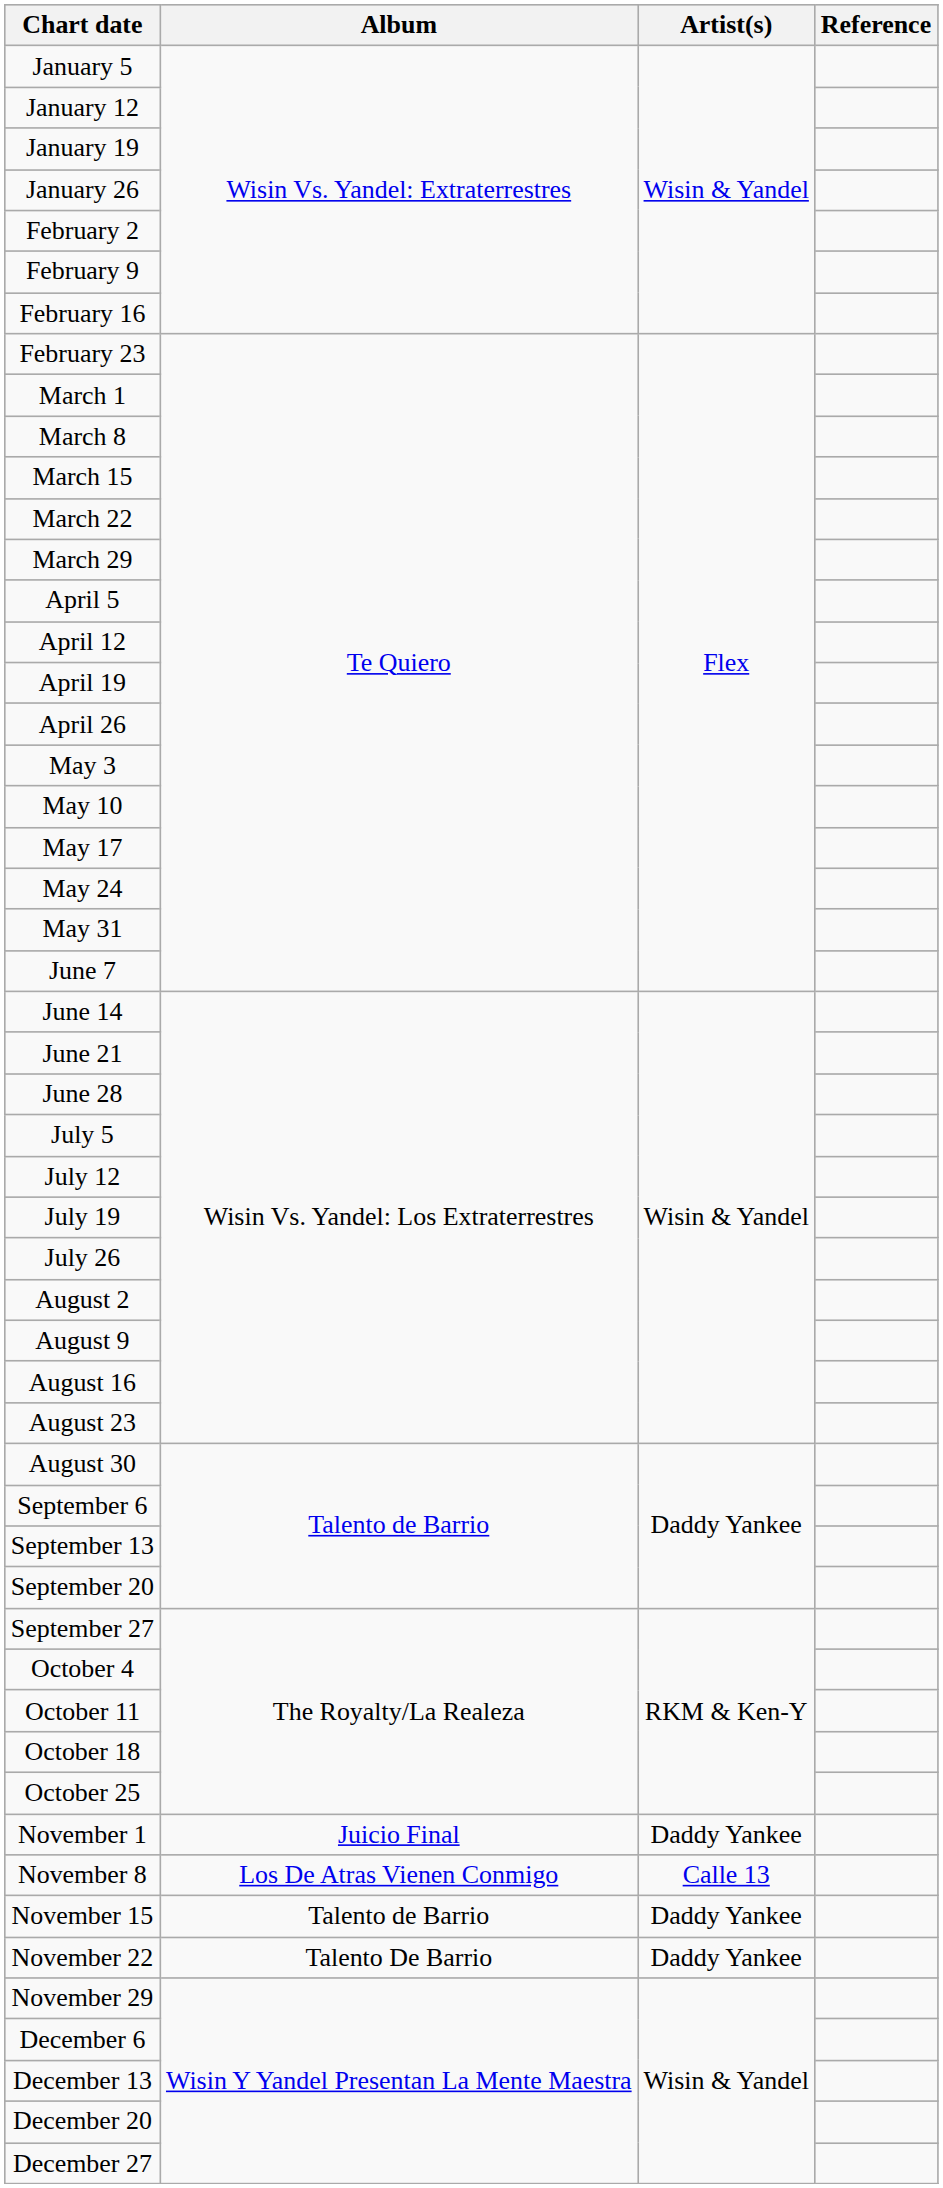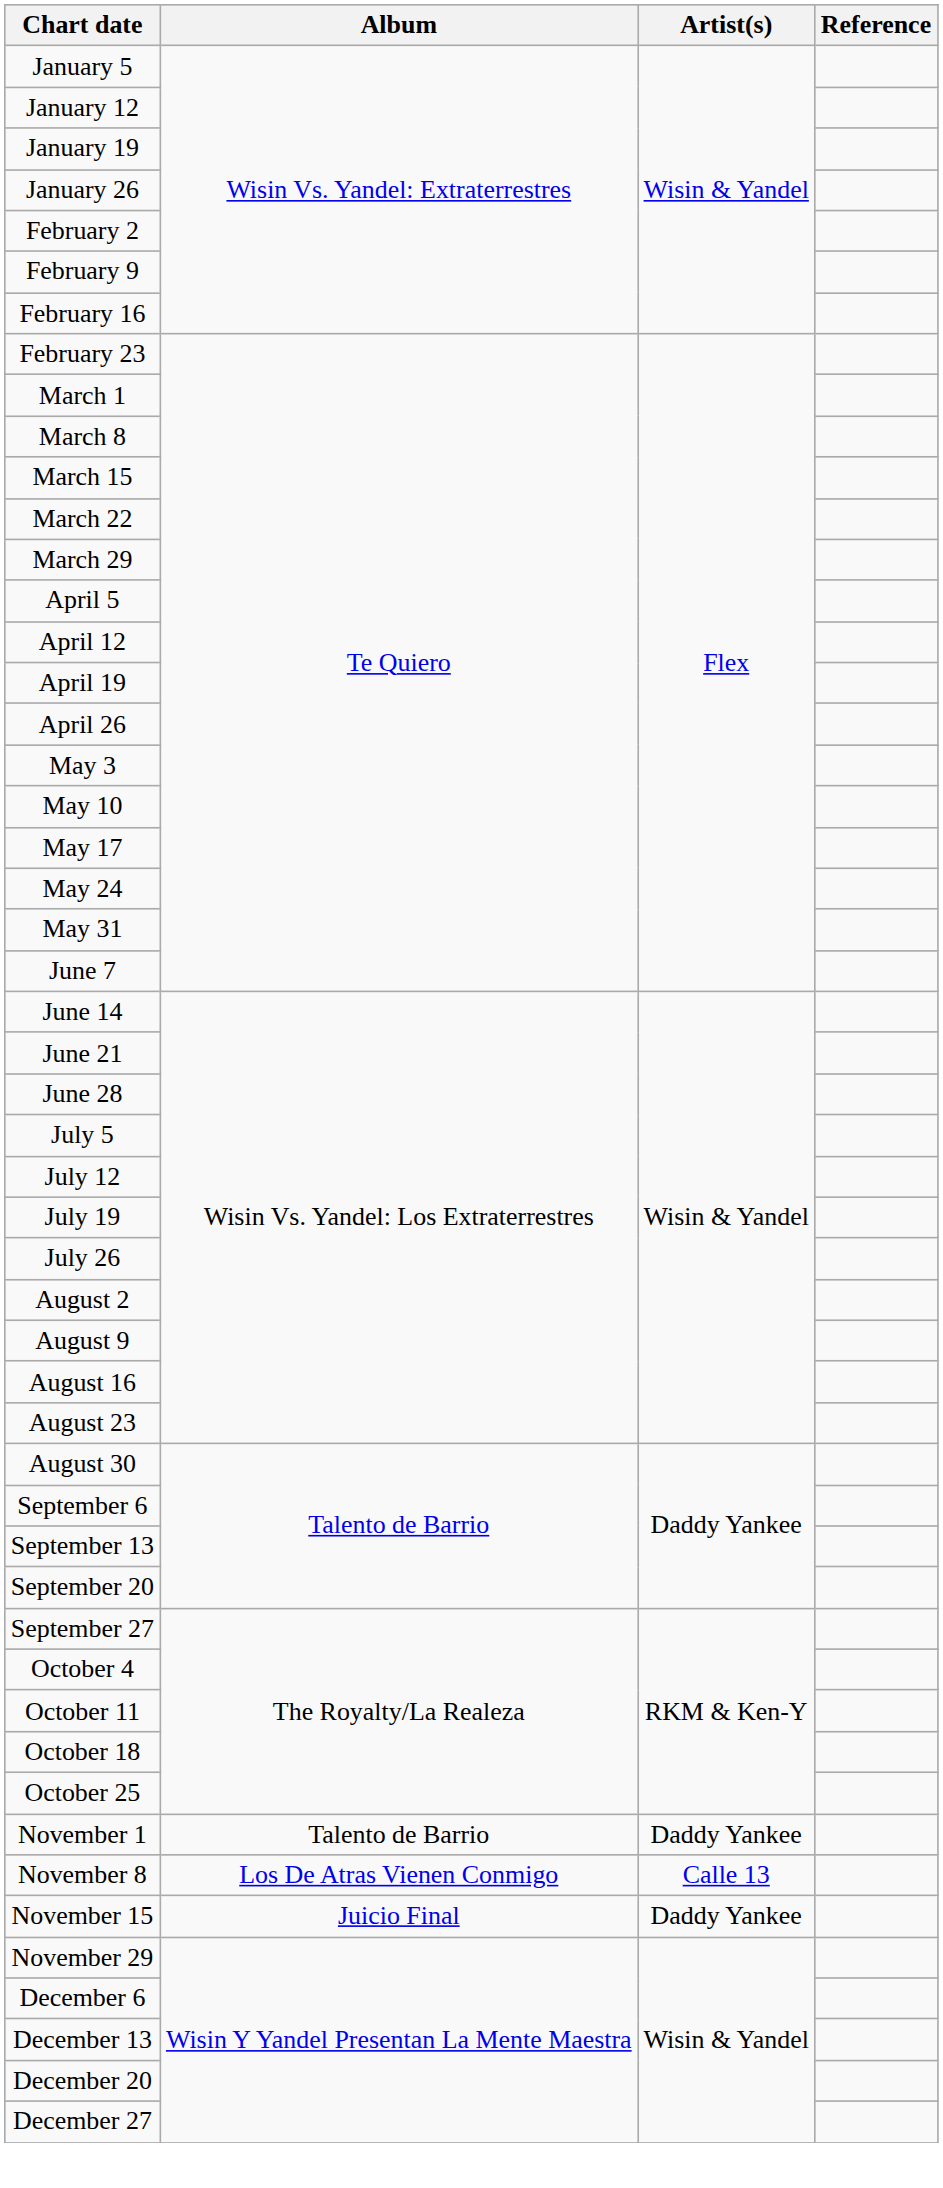(399, 1833) Juicio Final -> (399, 1833) Talento de Barrio
(399, 1915) Talento de Barrio -> (399, 1915) Juicio Final
- row: (82, 1957)
